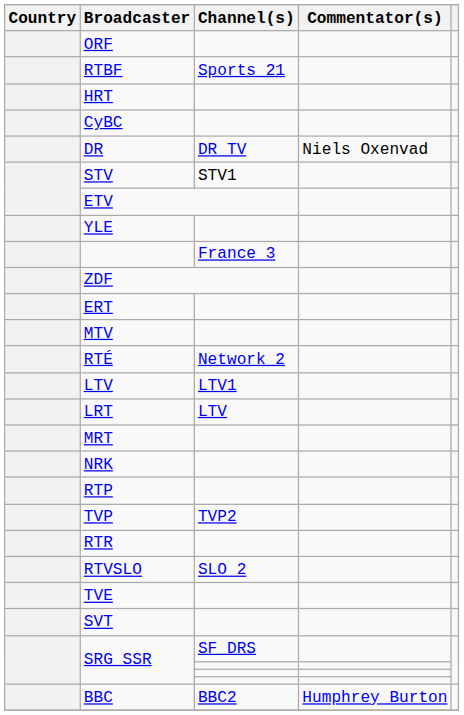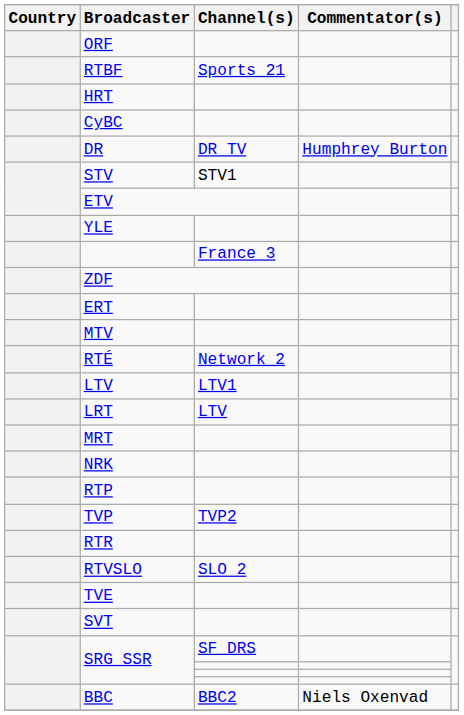(365, 149) Niels Oxenvad -> (375, 149) Humphrey Burton
(375, 698) Humphrey Burton -> (365, 698) Niels Oxenvad
